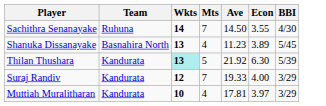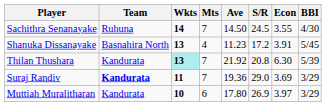+ column: (260, 12)
(260, 45) 3.89 -> (283, 45) 3.91
(204, 61) 5 -> (204, 61) 7
(123, 77) normal -> (126, 77) bold
(179, 77) 12 -> (178, 77) 11
(235, 77) 19.33 -> (235, 77) 19.36
(260, 77) 4.00 -> (283, 77) 3.69
(204, 93) 4 -> (204, 93) 6
(235, 93) 17.81 -> (235, 93) 17.80
